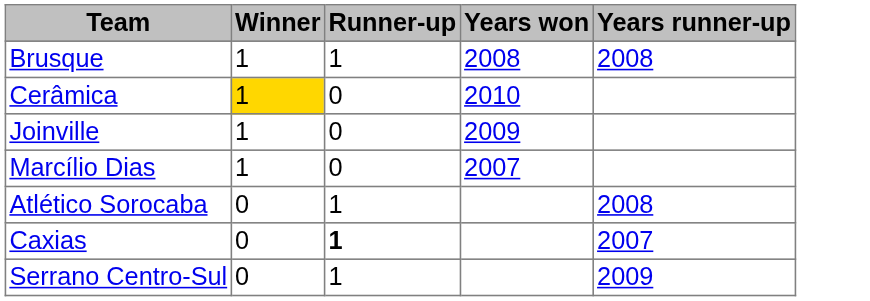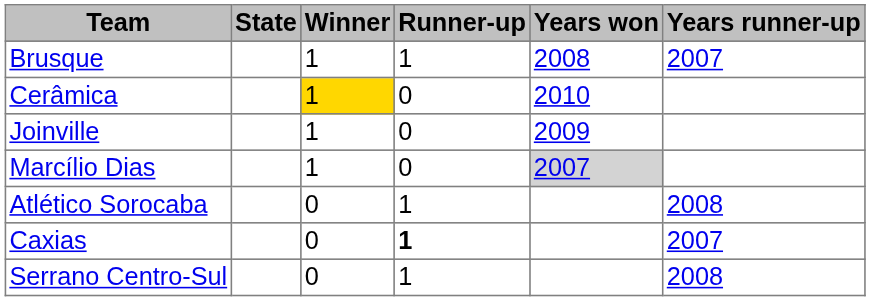+ column: (266, 22)
(625, 59) 2008 -> (695, 59) 2007
(492, 168) no background -> (562, 168) lightgrey background
(625, 277) 2009 -> (695, 277) 2008
